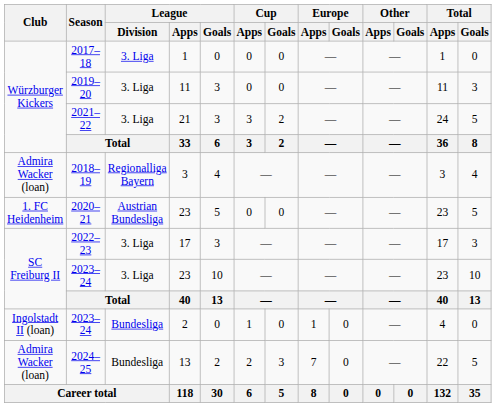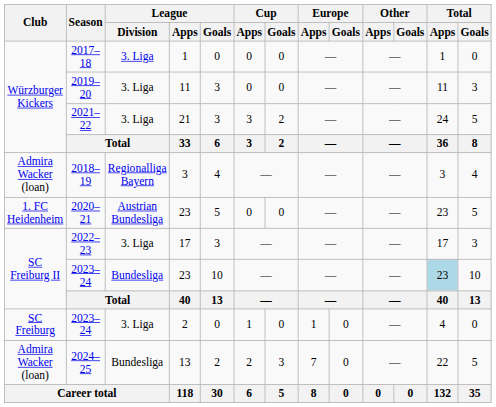(137, 275) 3. Liga -> (137, 275) Bundesliga
(442, 275) no background -> (442, 275) lightblue background
(35, 324) Ingolstadt II (loan) -> (35, 324) SC Freiburg
(137, 324) Bundesliga -> (137, 324) 3. Liga
